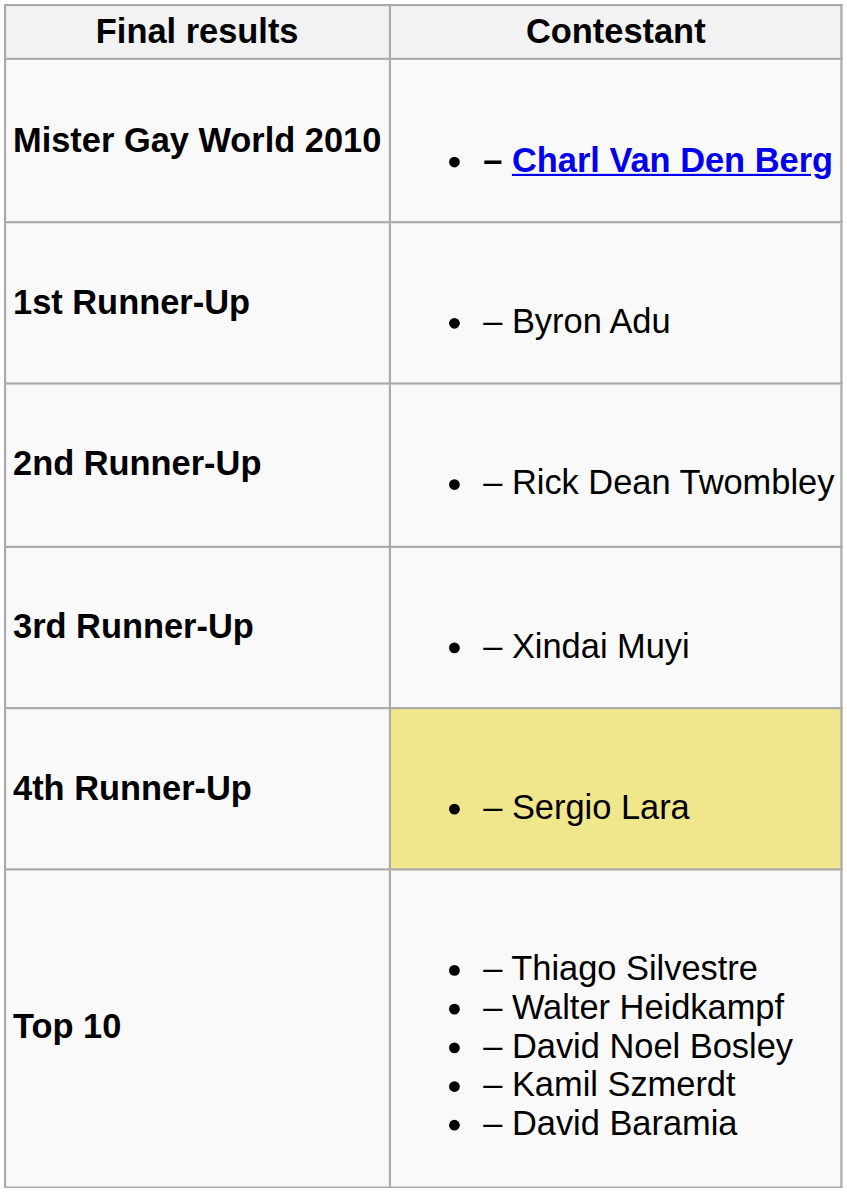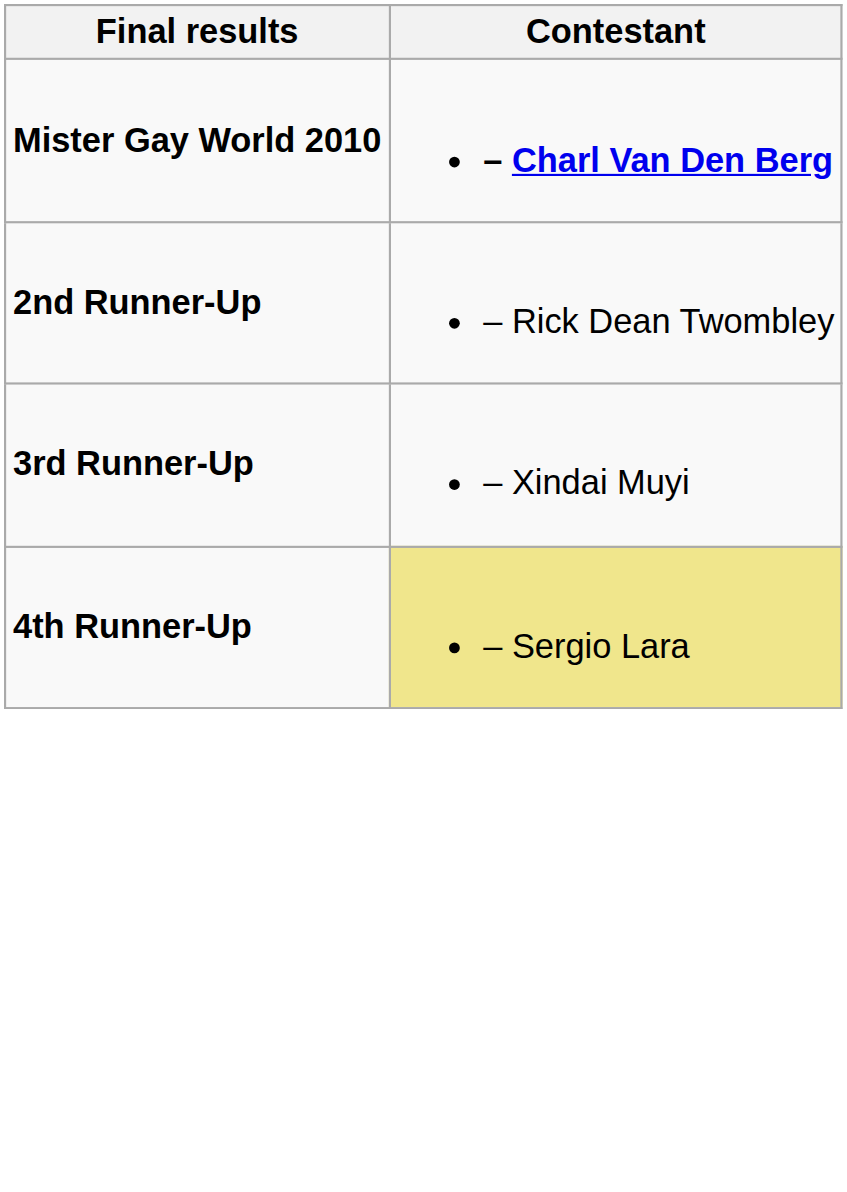- row: (132, 302)
- row: (67, 1027)
